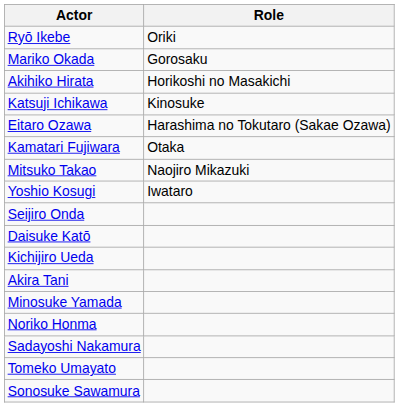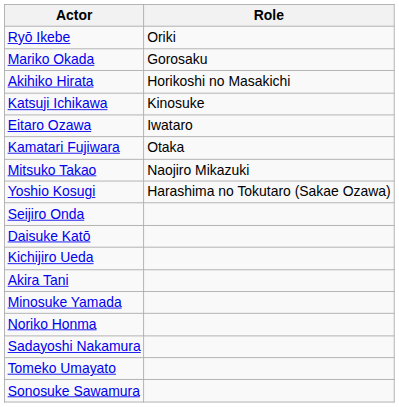(269, 125) Harashima no Tokutaro (Sakae Ozawa) -> (170, 125) Iwataro
(170, 192) Iwataro -> (269, 192) Harashima no Tokutaro (Sakae Ozawa)
